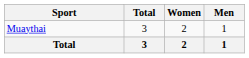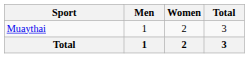columns swapped: (224, 12) <-> (144, 12)
